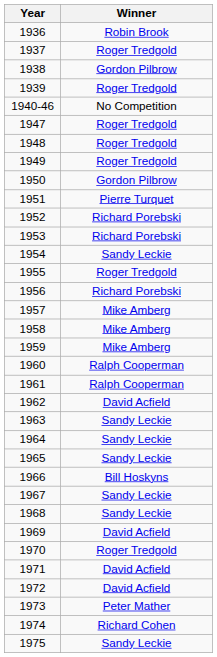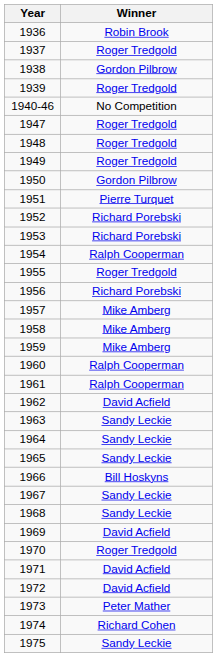(137, 254) Sandy Leckie -> (137, 254) Ralph Cooperman
